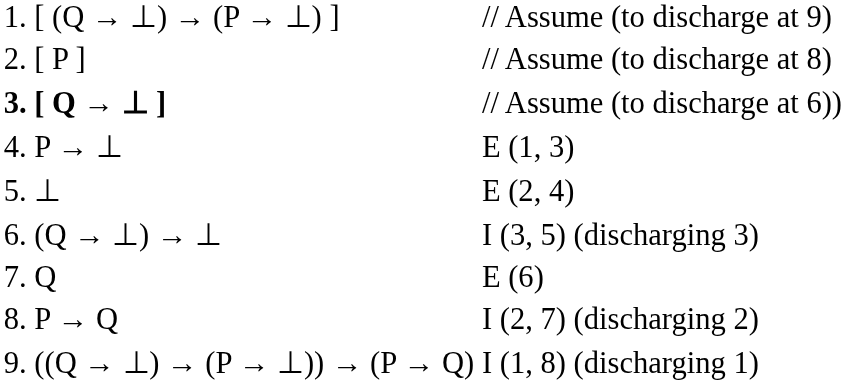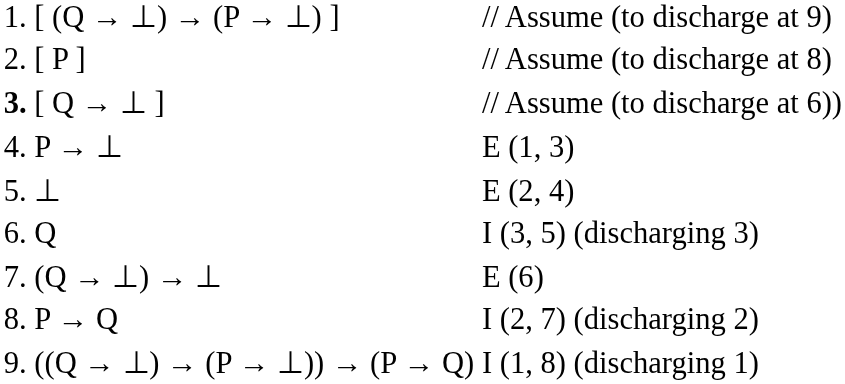(100, 103) bold -> (99, 103) normal
(128, 235) (Q → ⊥) → ⊥ -> (45, 233) Q
(45, 277) Q -> (128, 277) (Q → ⊥) → ⊥
